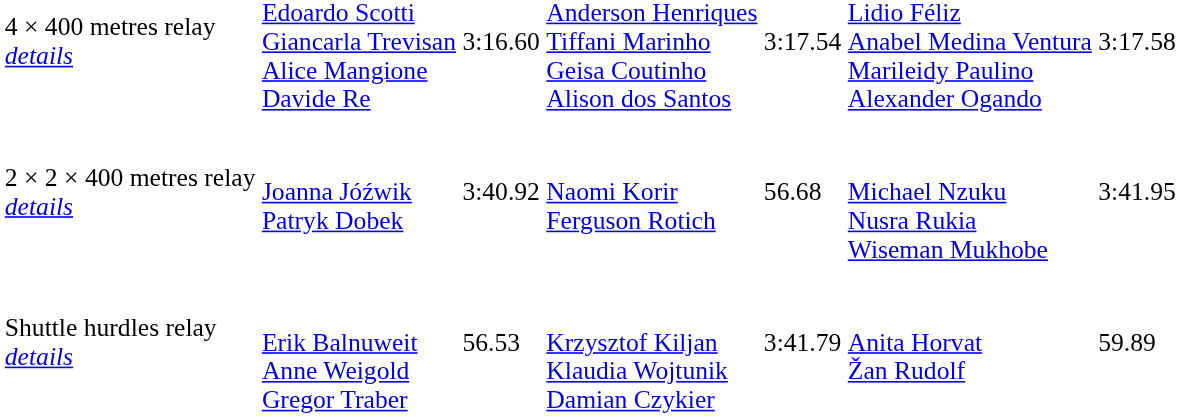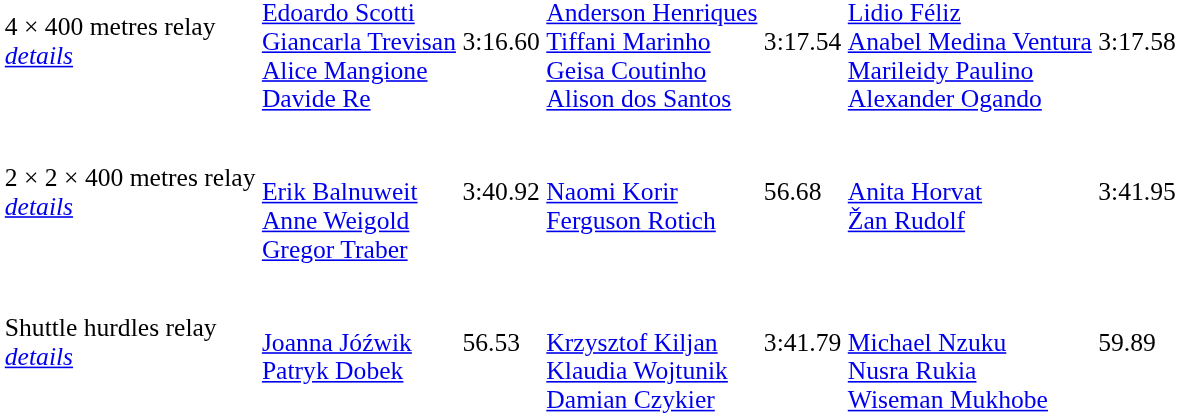(337, 206) Joanna Jóźwik Patryk Dobek -> (340, 220) Erik Balnuweit Anne Weigold Gregor Traber
(948, 220) Michael Nzuku Nusra Rukia Wiseman Mukhobe -> (915, 206) Anita Horvat Žan Rudolf
(340, 371) Erik Balnuweit Anne Weigold Gregor Traber -> (337, 356) Joanna Jóźwik Patryk Dobek
(915, 356) Anita Horvat Žan Rudolf -> (948, 371) Michael Nzuku Nusra Rukia Wiseman Mukhobe
